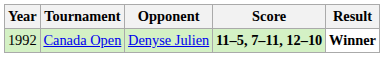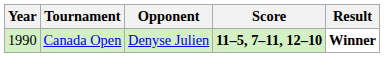(22, 40) 1992 -> (22, 40) 1990
